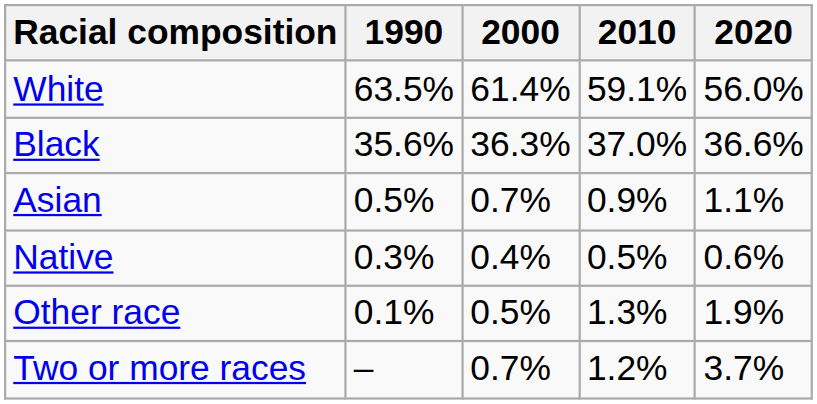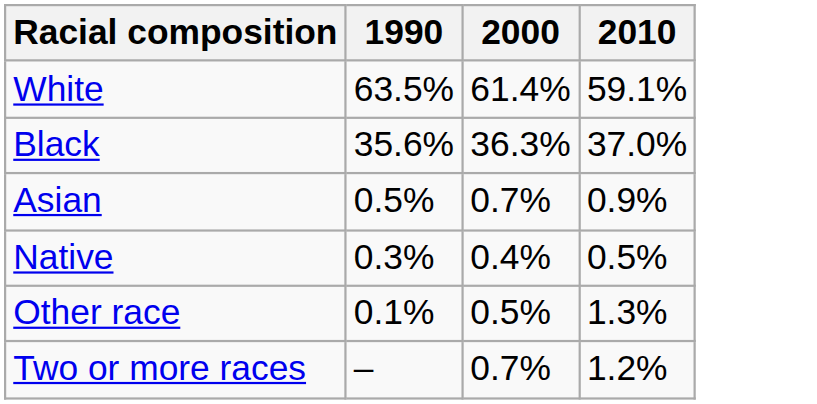- column: (754, 32)
